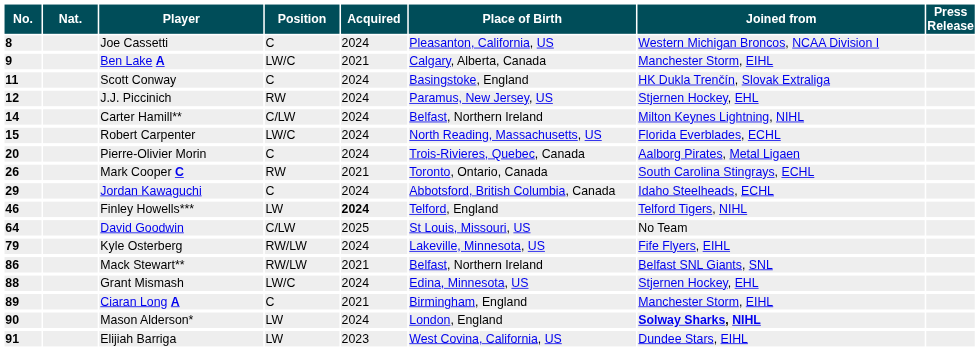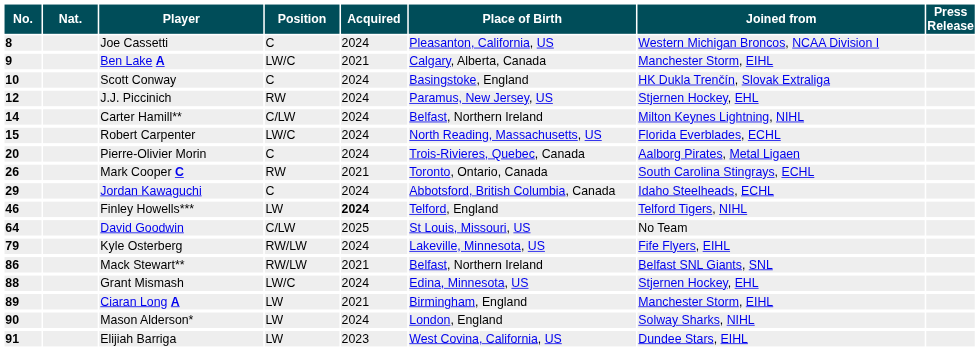(12, 80) 11 -> (12, 80) 10
(270, 301) C -> (274, 301) LW
(700, 320) bold -> (697, 320) normal
